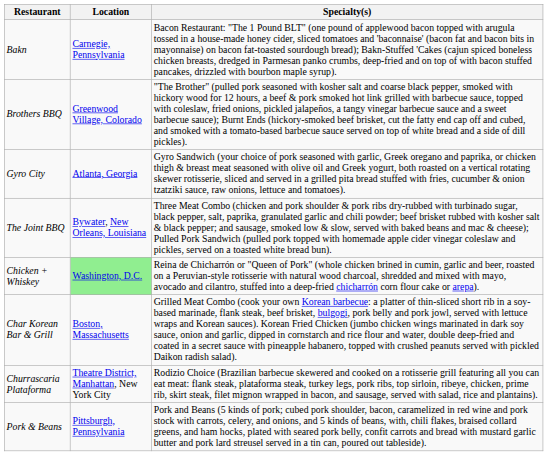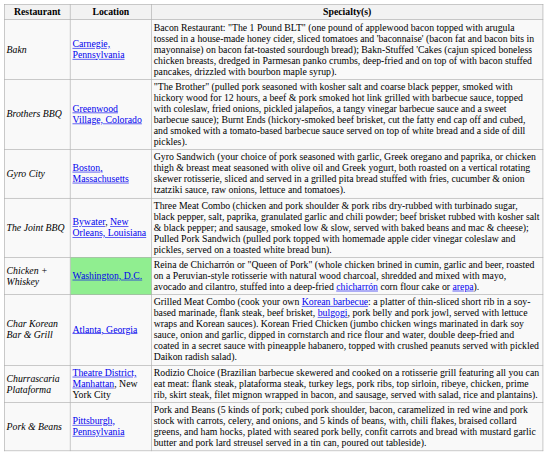(105, 173) Atlanta, Georgia -> (101, 173) Boston, Massachusetts
(101, 330) Boston, Massachusetts -> (105, 330) Atlanta, Georgia
